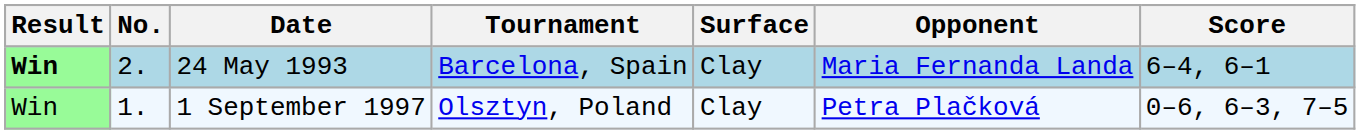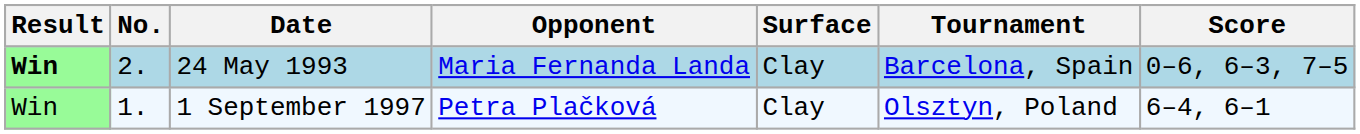columns swapped: (563, 25) <-> (977, 25)
(1208, 67) 6–4, 6–1 -> (1247, 67) 0–6, 6–3, 7–5
(1247, 108) 0–6, 6–3, 7–5 -> (1208, 108) 6–4, 6–1
